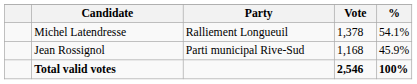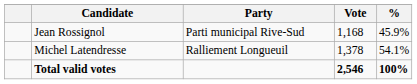rows swapped: (80, 32) <-> (70, 50)
